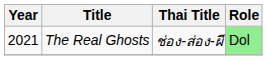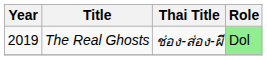(23, 40) 2021 -> (23, 40) 2019
